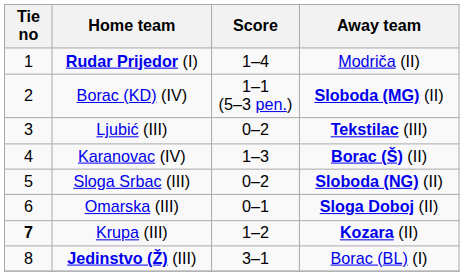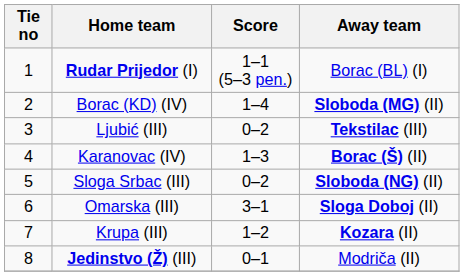(255, 61) 1–4 -> (255, 70) 1–1 (5–3 pen.)
(379, 61) Modriča (II) -> (379, 70) Borac (BL) (I)
(255, 95) 1–1 (5–3 pen.) -> (255, 104) 1–4
(255, 207) 0–1 -> (255, 207) 3–1
(28, 233) bold -> (28, 233) normal
(255, 258) 3–1 -> (255, 258) 0–1
(379, 258) Borac (BL) (I) -> (379, 258) Modriča (II)
